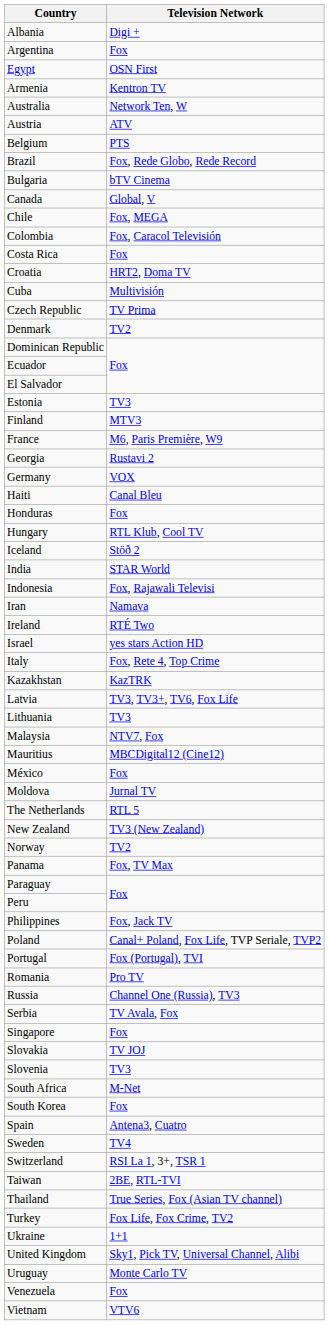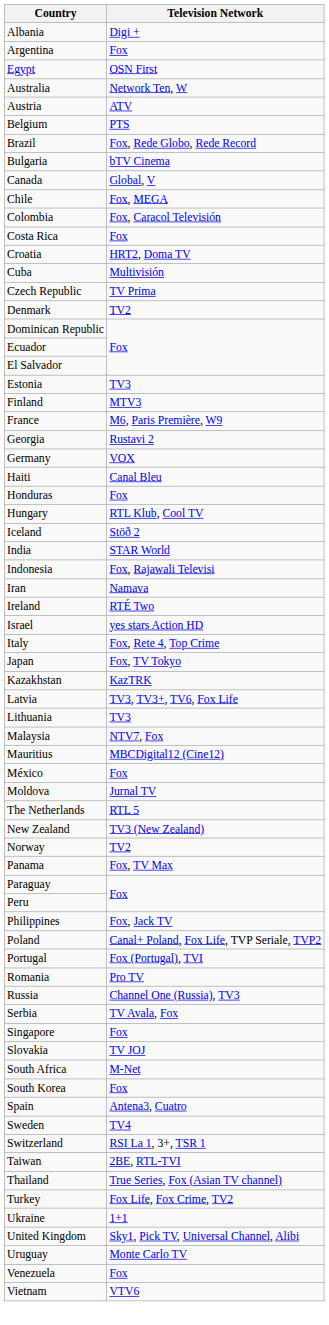- row: (27, 87)
+ row: (20, 662)
- row: (27, 1069)
